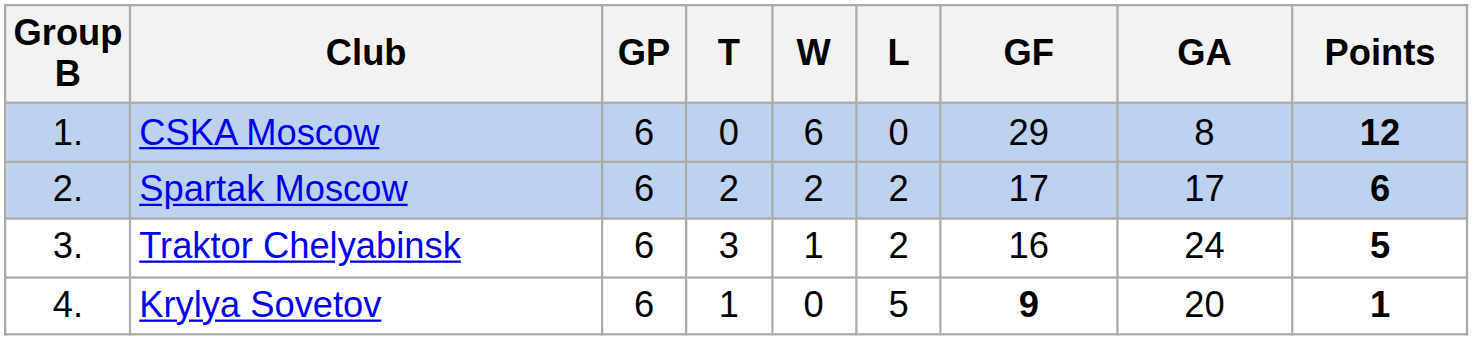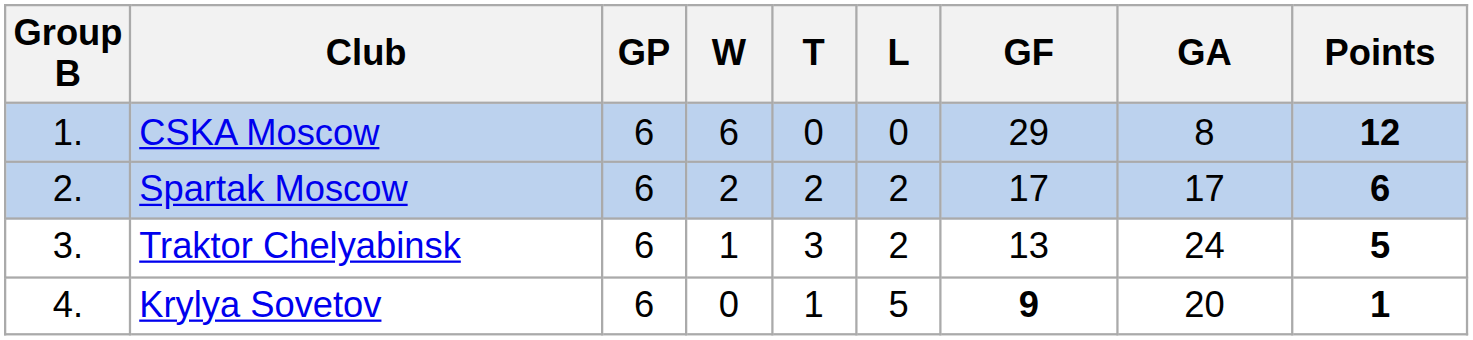columns swapped: (814, 53) <-> (729, 53)
(1029, 246) 16 -> (1029, 246) 13
